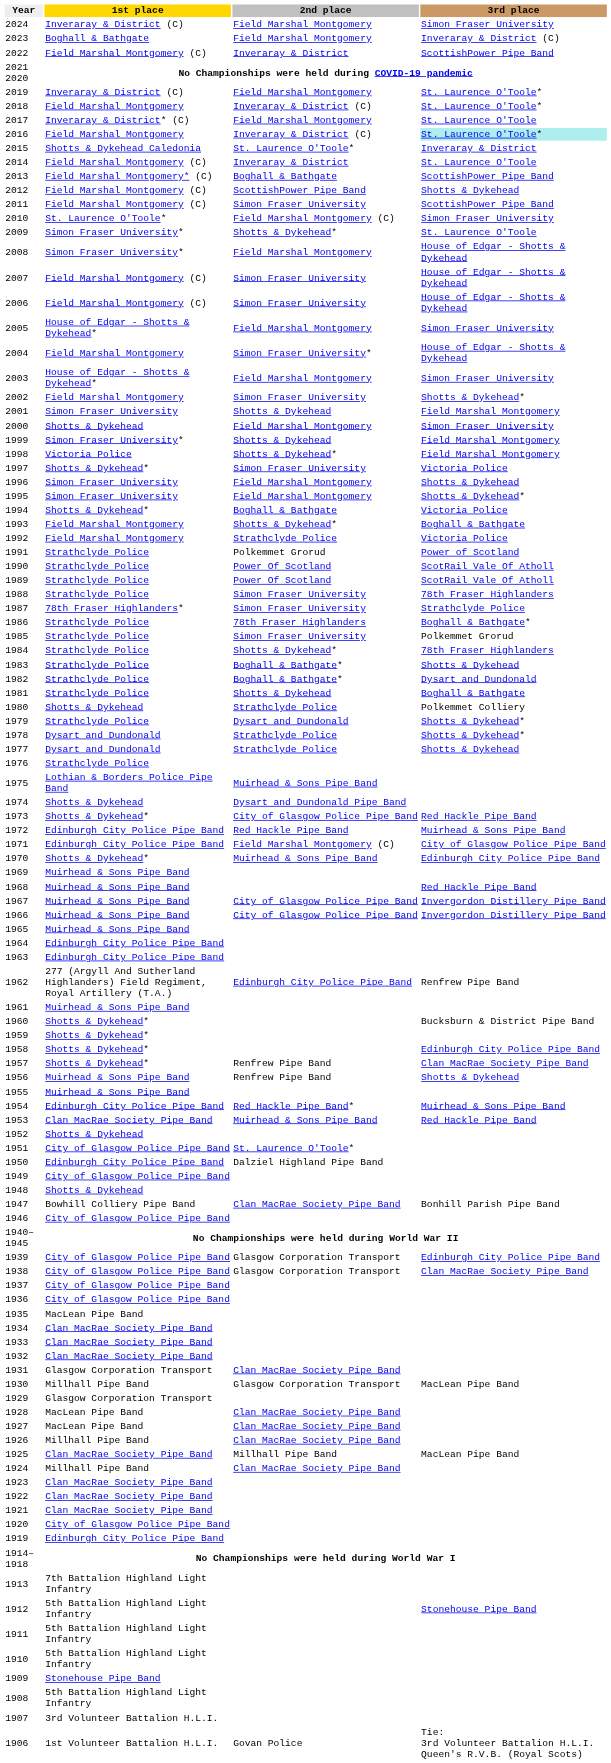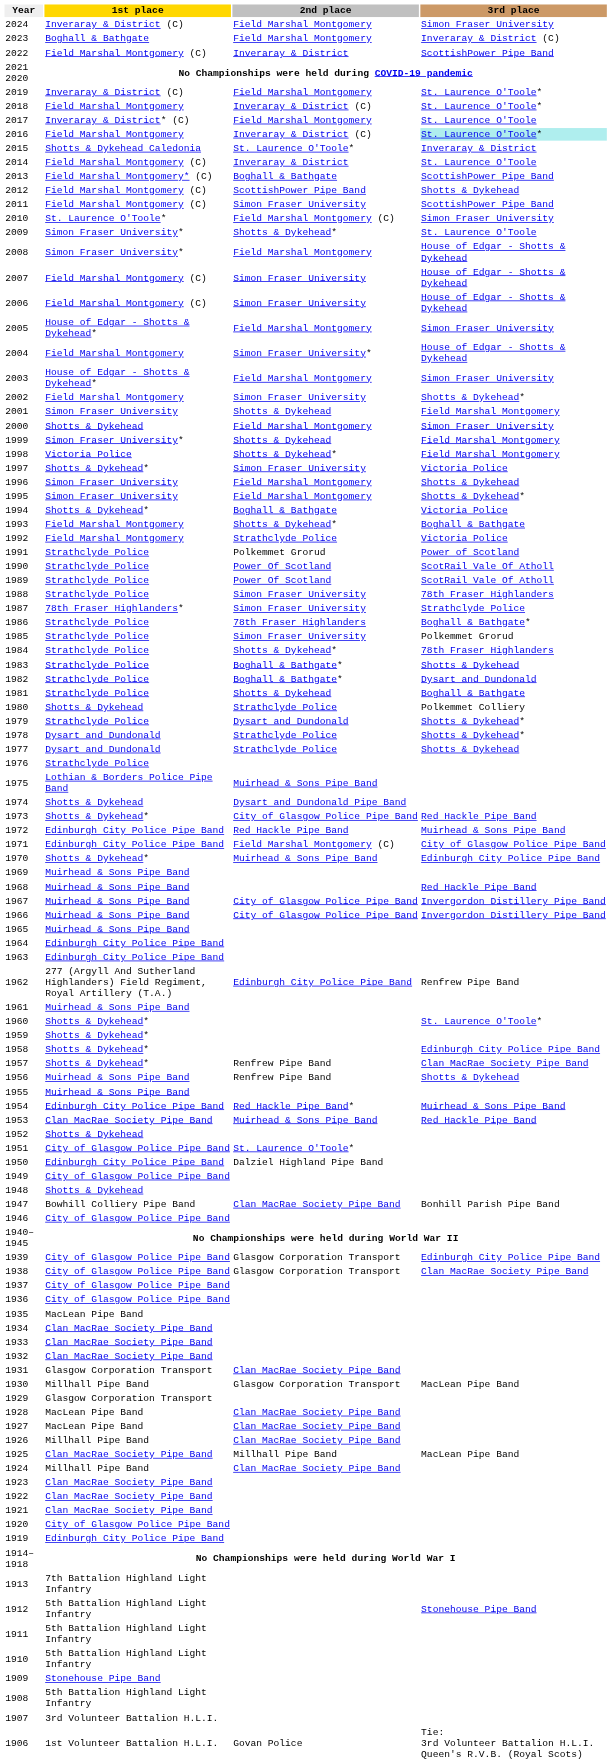(508, 1022) Bucksburn & District Pipe Band -> (482, 1022) St. Laurence O'Toole*
